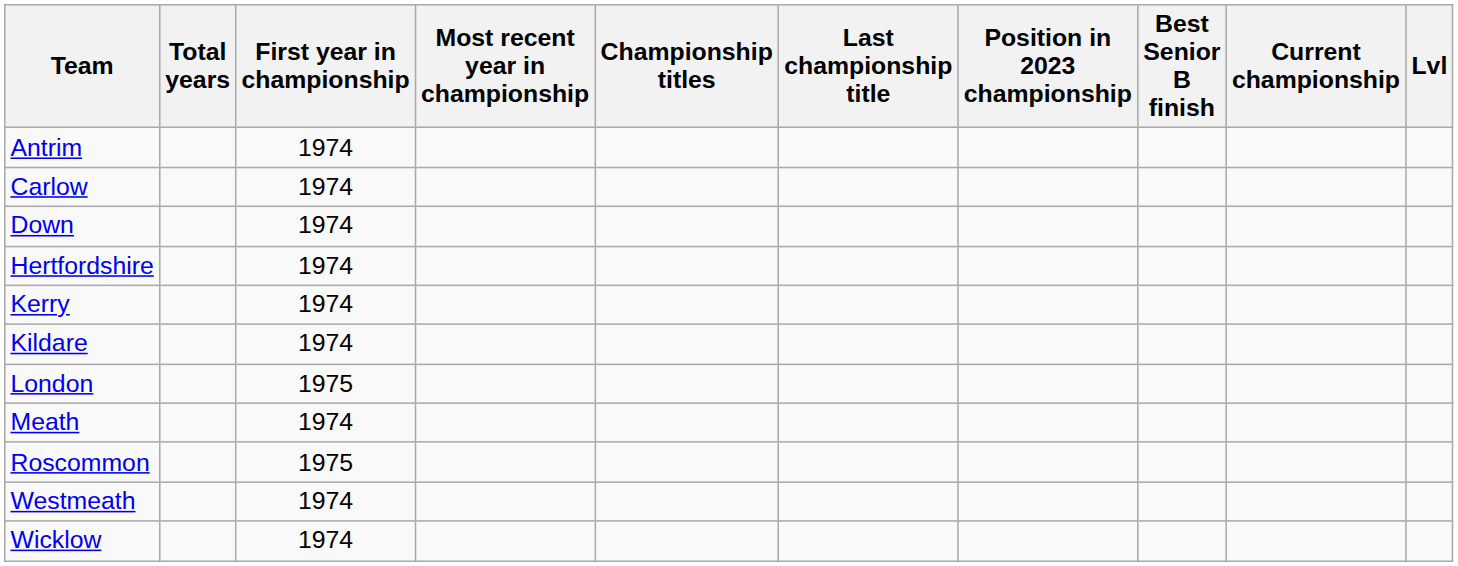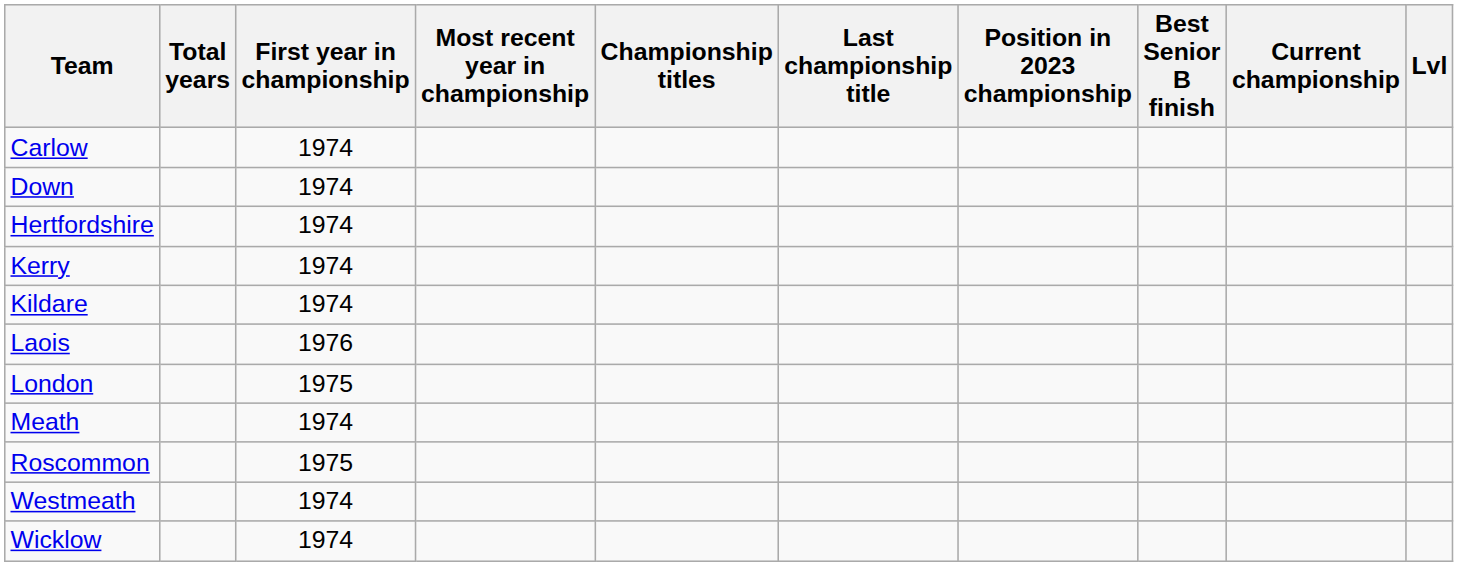- row: (46, 147)
+ row: (40, 343)
